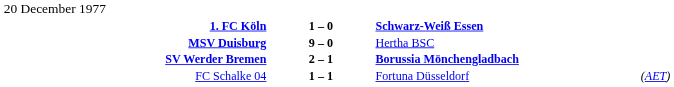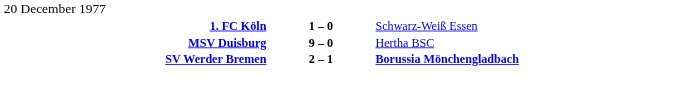(429, 26) bold -> (427, 26) normal
- row: (231, 76)
